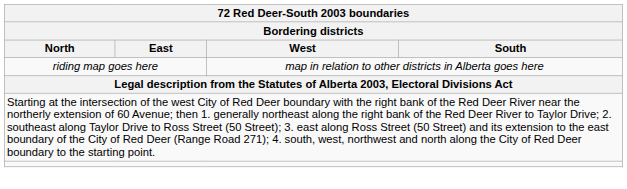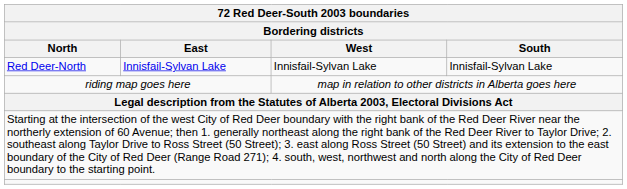+ row: (46, 66)
